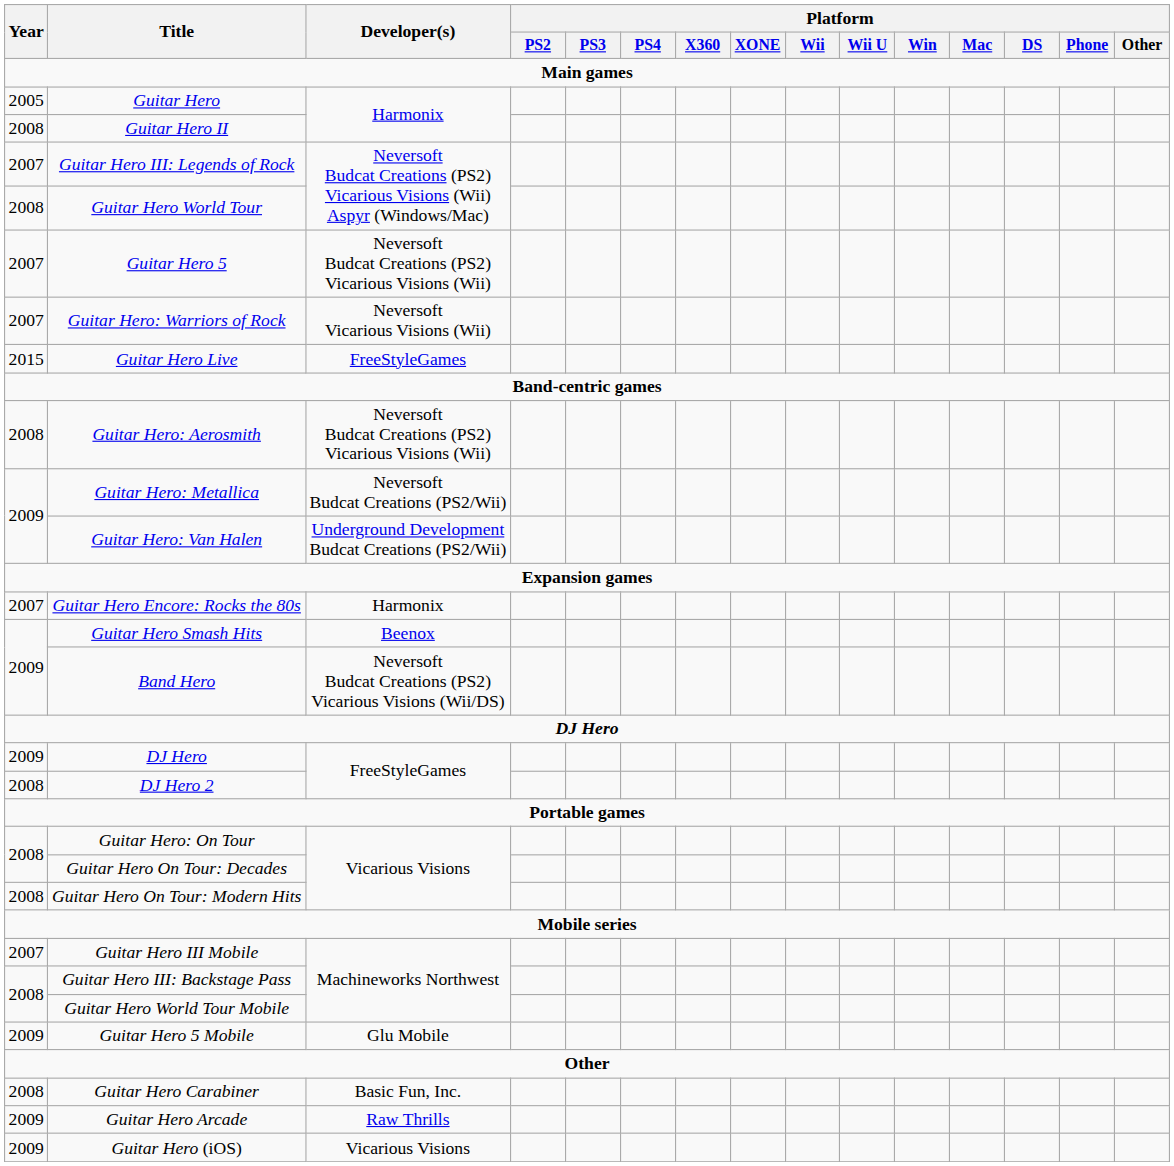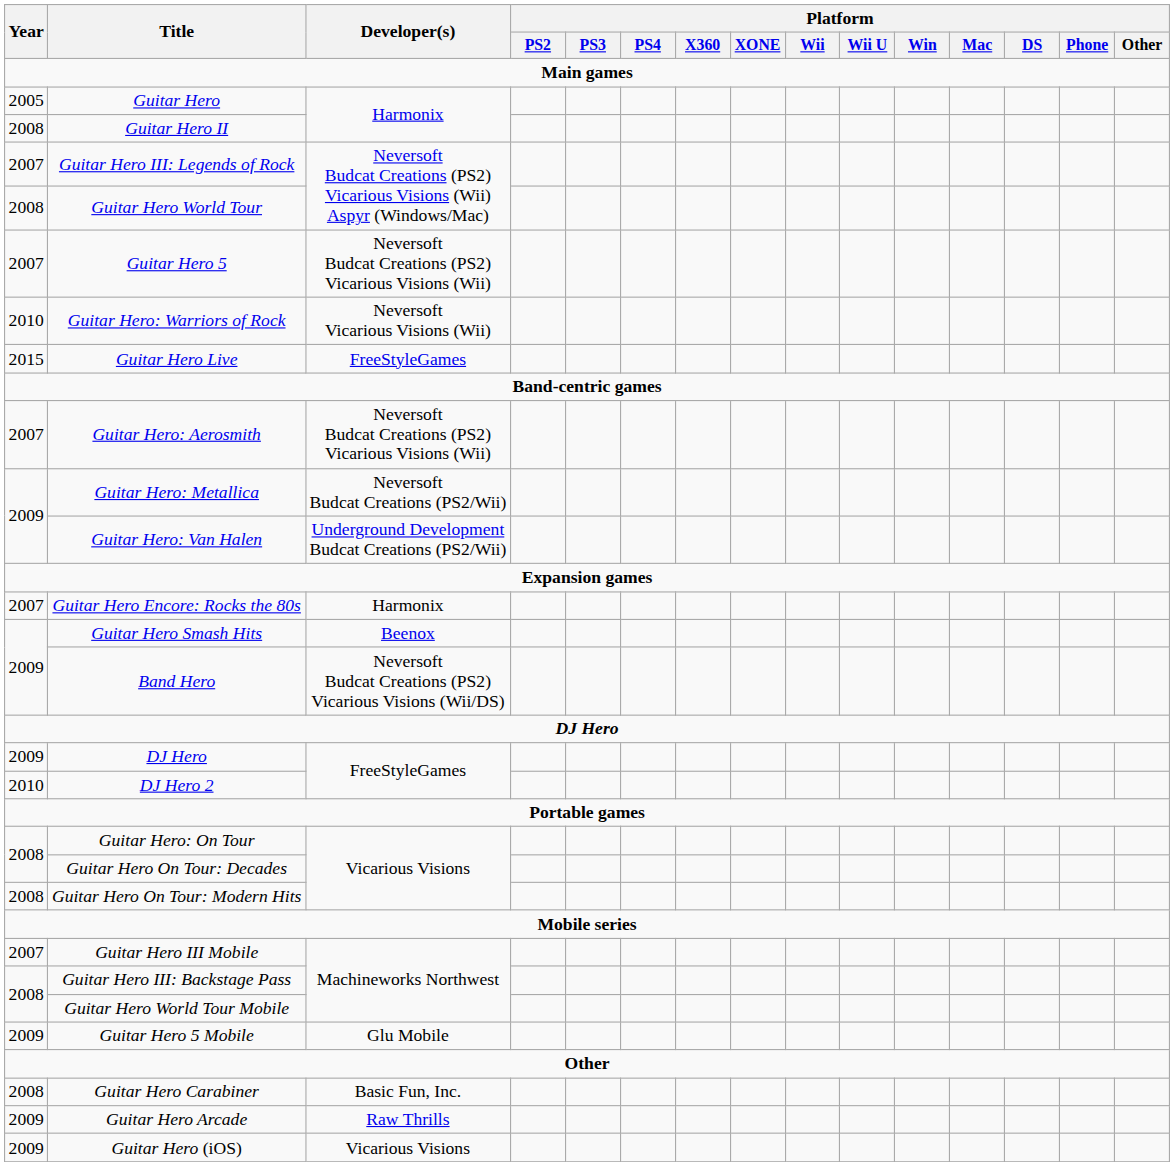(26, 320) 2007 -> (26, 320) 2010
(26, 434) 2008 -> (26, 434) 2007
(26, 784) 2008 -> (26, 784) 2010
